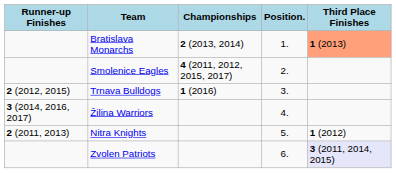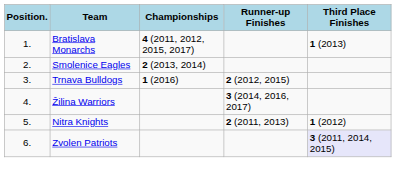columns swapped: (285, 17) <-> (46, 17)
(212, 44) 2 (2013, 2014) -> (173, 44) 4 (2011, 2012, 2015, 2017)
(328, 44) lightsalmon background -> (328, 44) no background
(211, 70) 4 (2011, 2012, 2015, 2017) -> (174, 65) 2 (2013, 2014)
